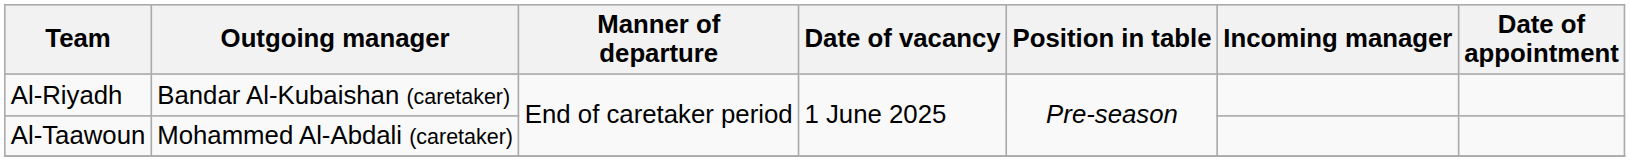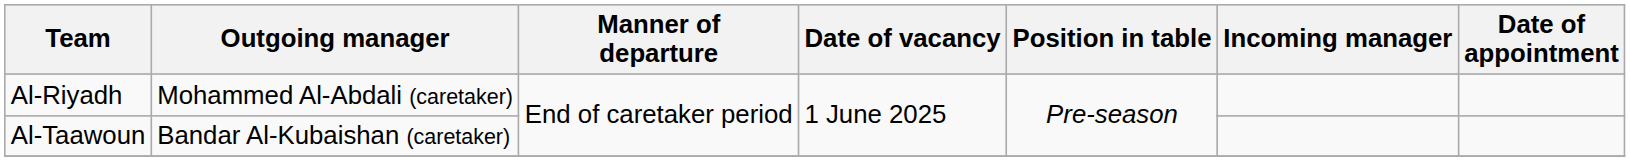(334, 94) Bandar Al-Kubaishan (caretaker) -> (335, 94) Mohammed Al-Abdali (caretaker)
(335, 135) Mohammed Al-Abdali (caretaker) -> (334, 135) Bandar Al-Kubaishan (caretaker)
